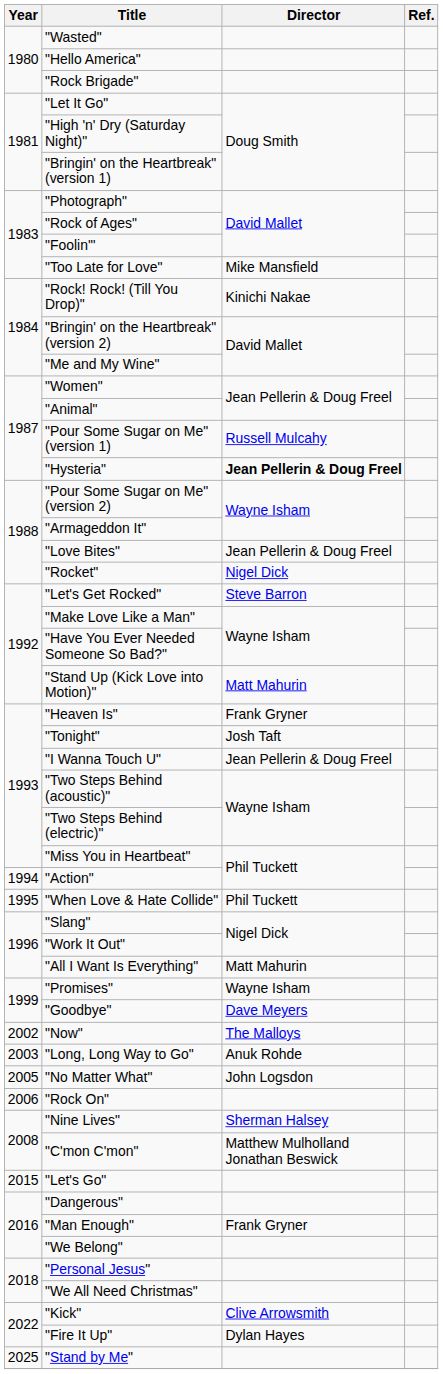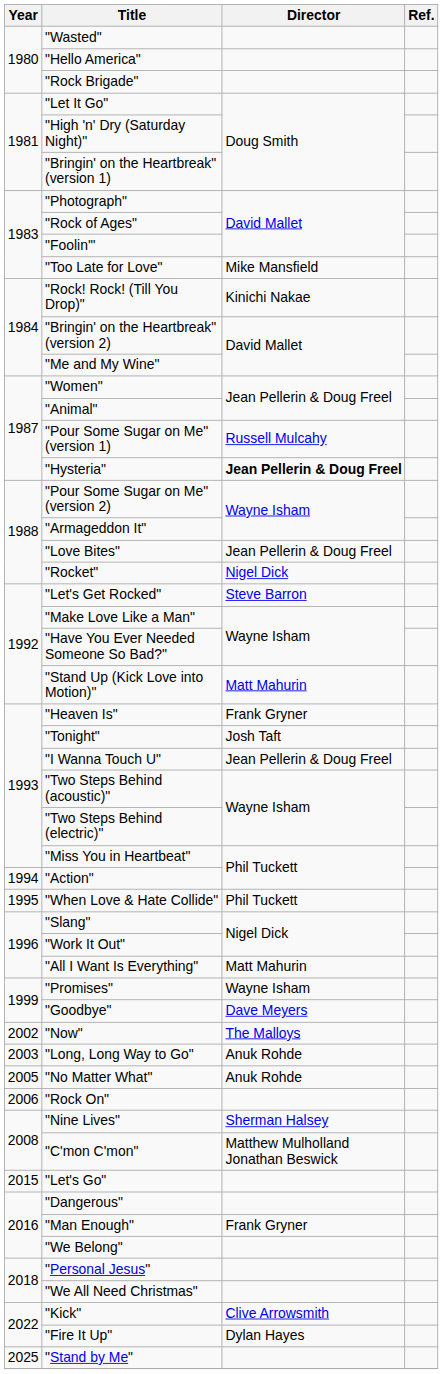(269, 1077) John Logsdon -> (264, 1077) Anuk Rohde
